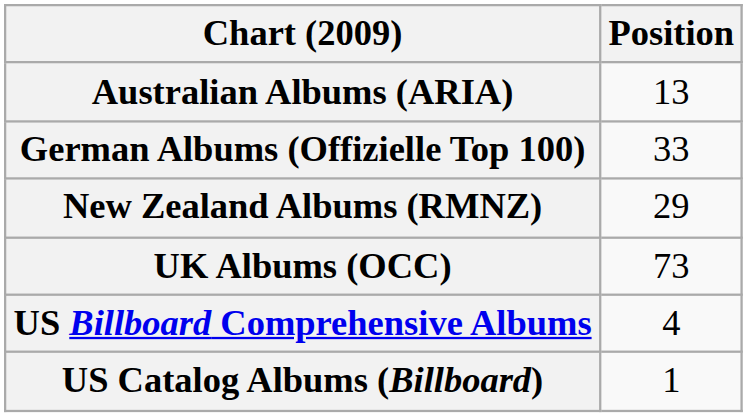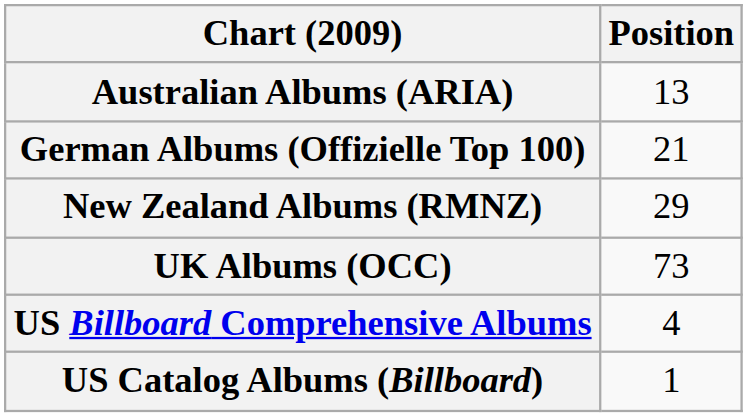(671, 149) 33 -> (671, 149) 21
